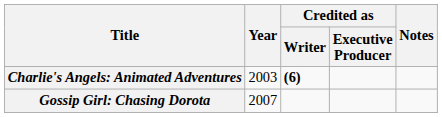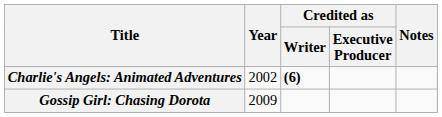(263, 77) 2003 -> (263, 77) 2002
(263, 100) 2007 -> (263, 100) 2009
